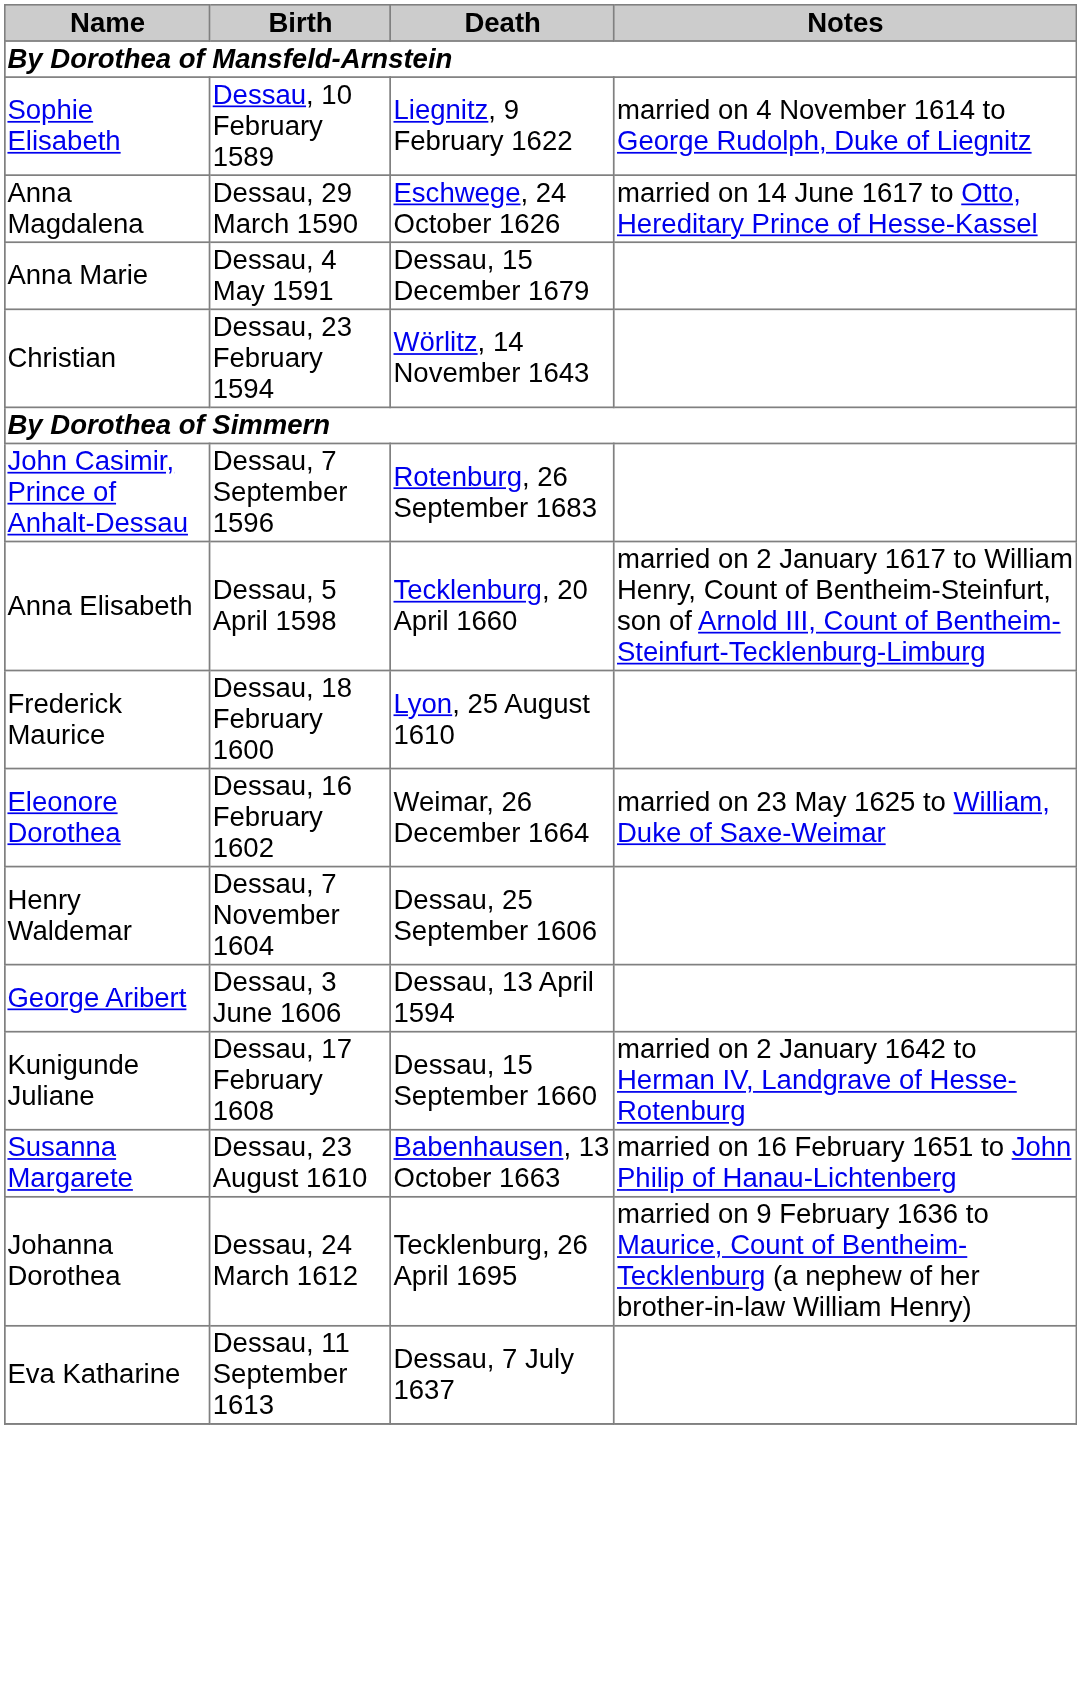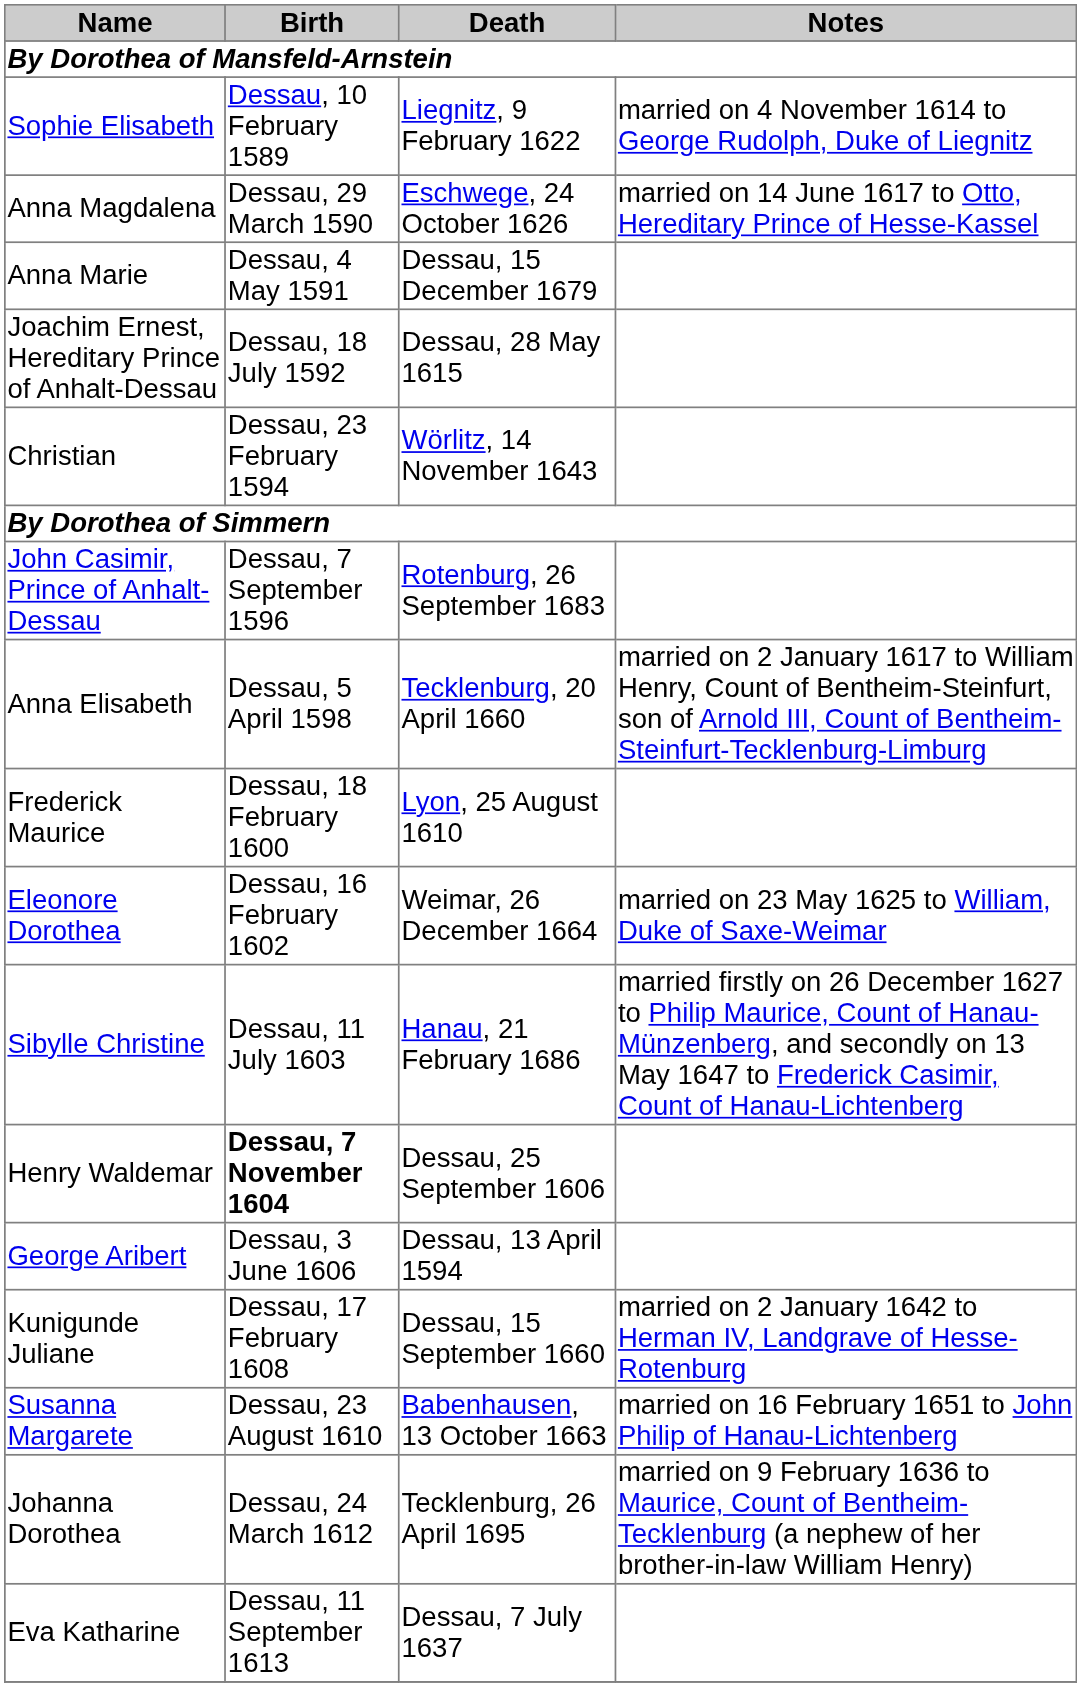+ row: (114, 357)
+ row: (106, 1044)
(276, 915) normal -> (295, 1173) bold
